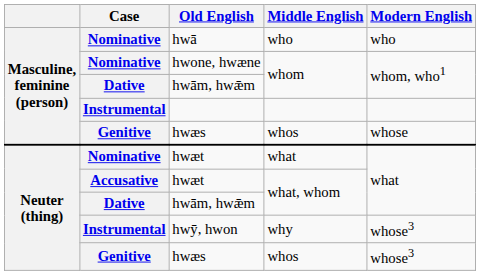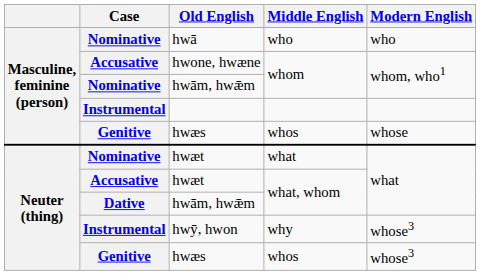(124, 62) Nominative -> (124, 62) Accusative
(124, 86) Dative -> (124, 86) Nominative
